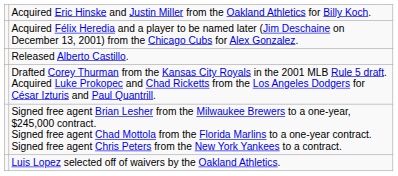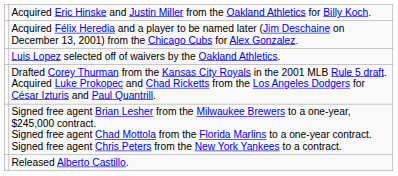rows swapped: (70, 56) <-> (146, 162)
